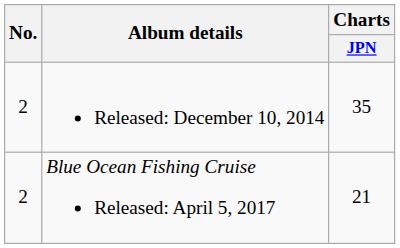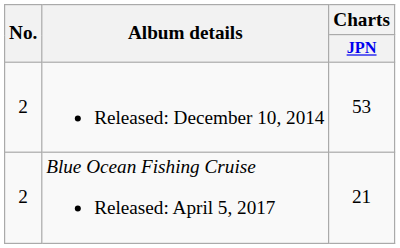(362, 107) 35 -> (362, 107) 53
